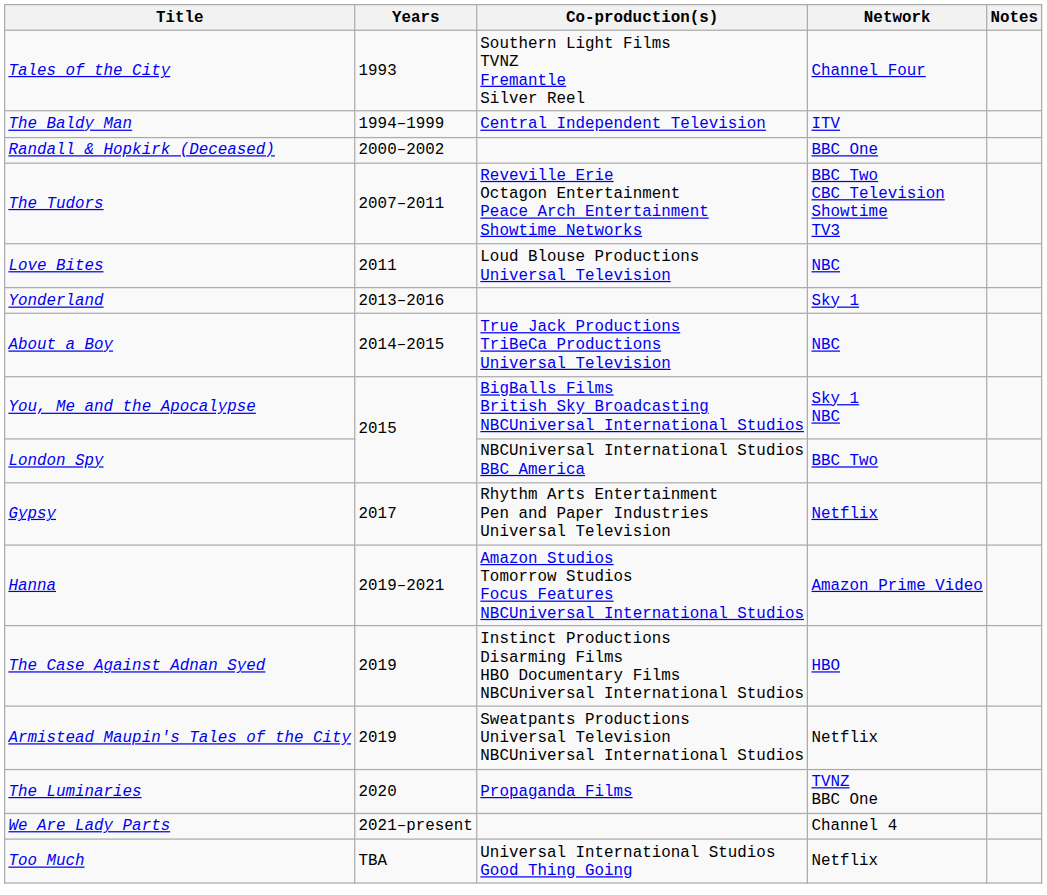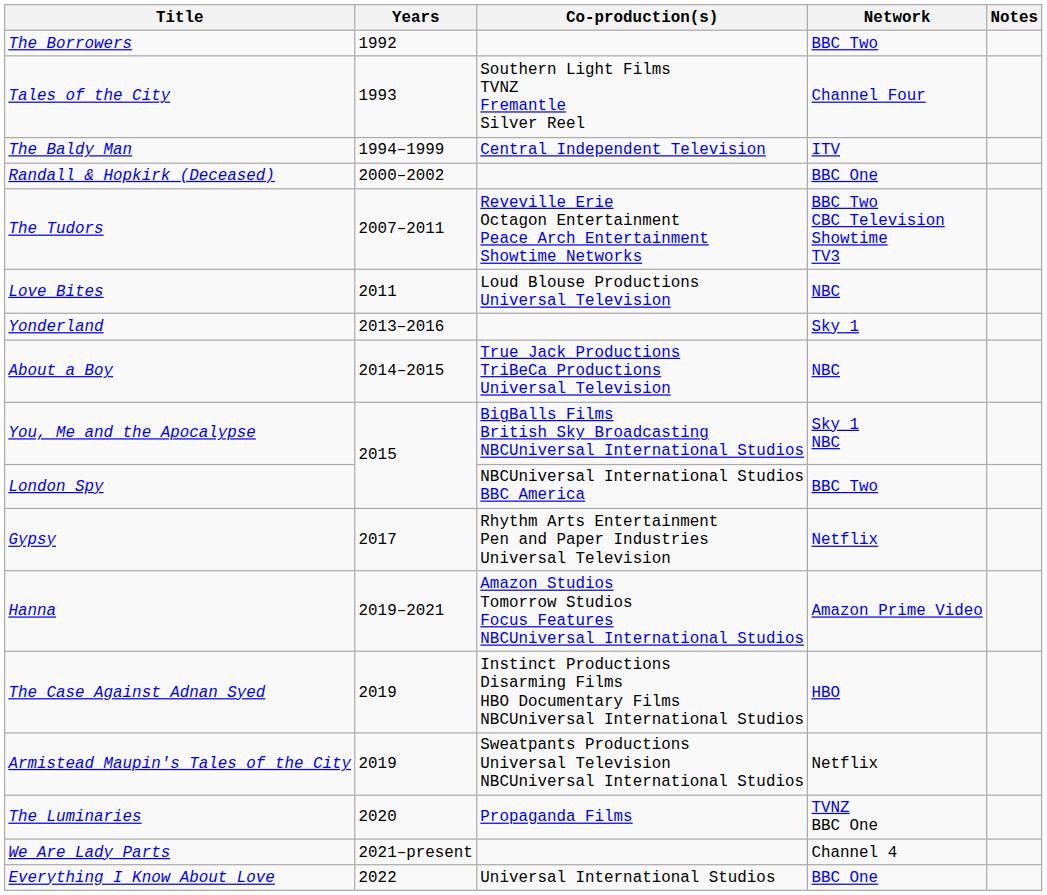+ row: (70, 43)
+ row: (142, 878)
- row: (46, 861)
